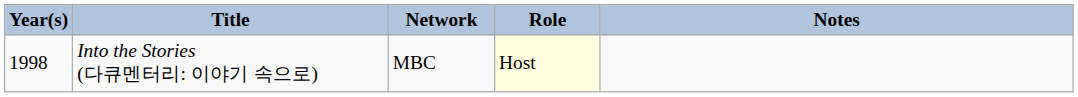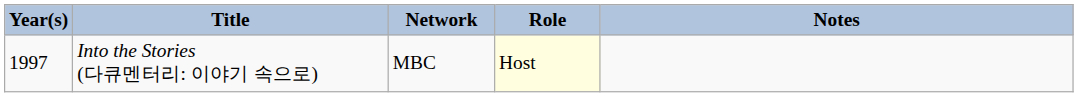(28, 63) 1998 -> (28, 63) 1997
